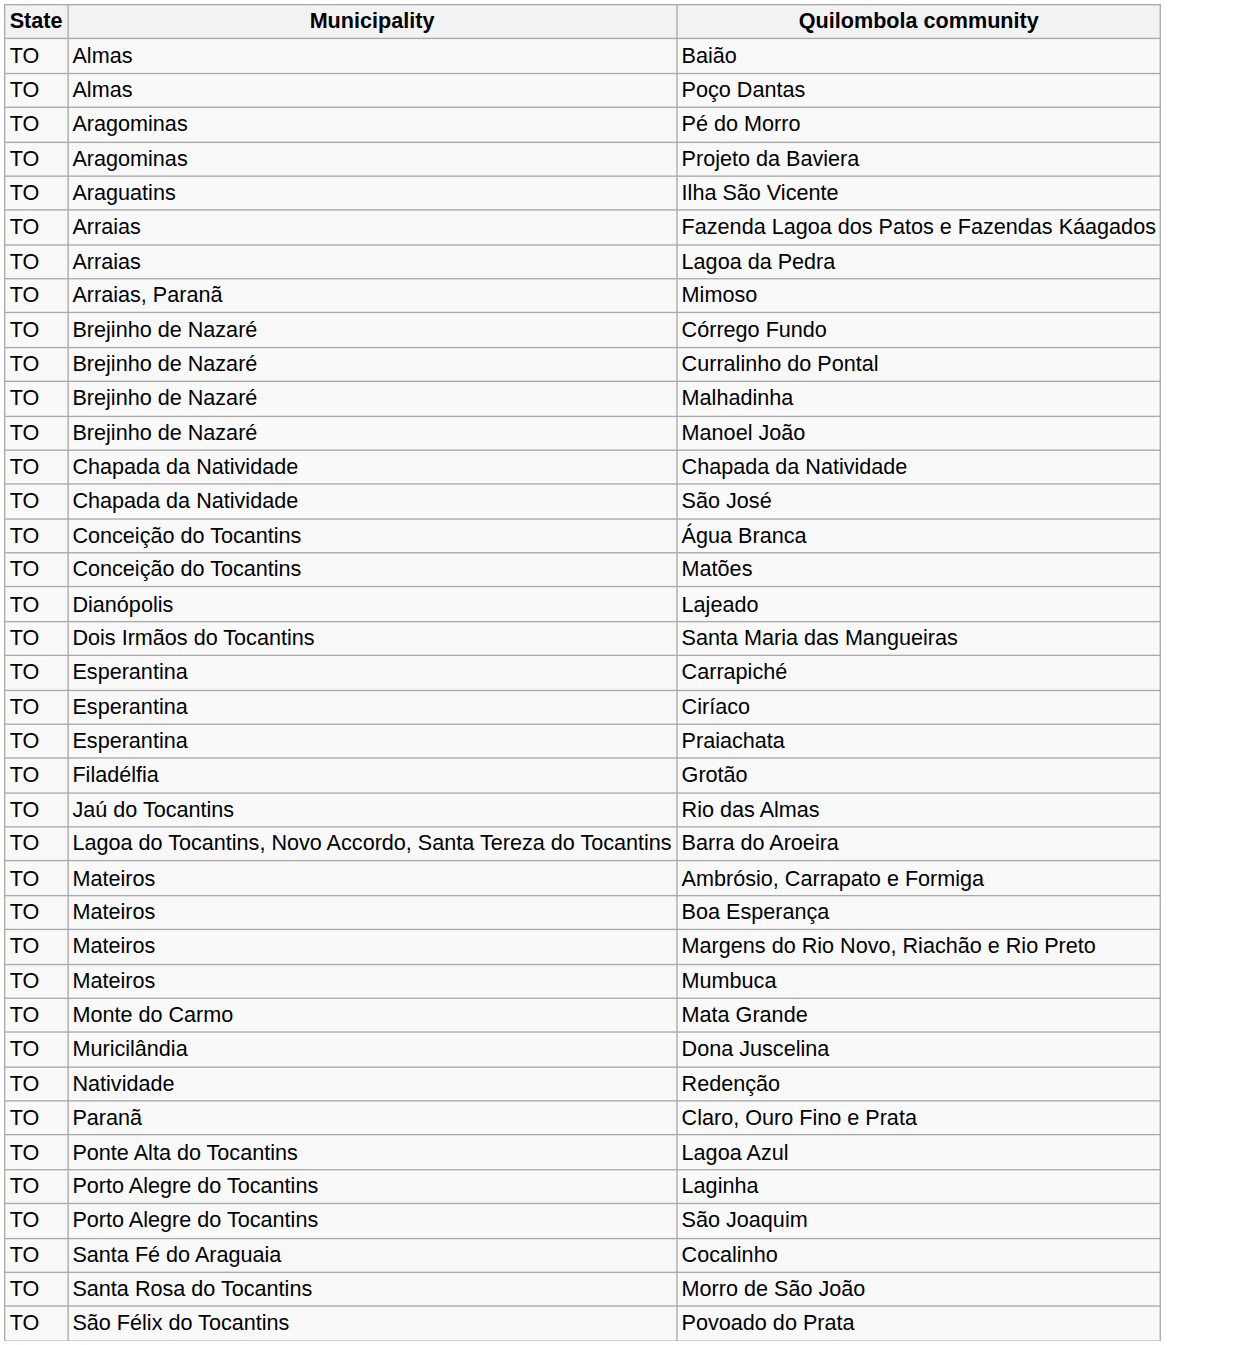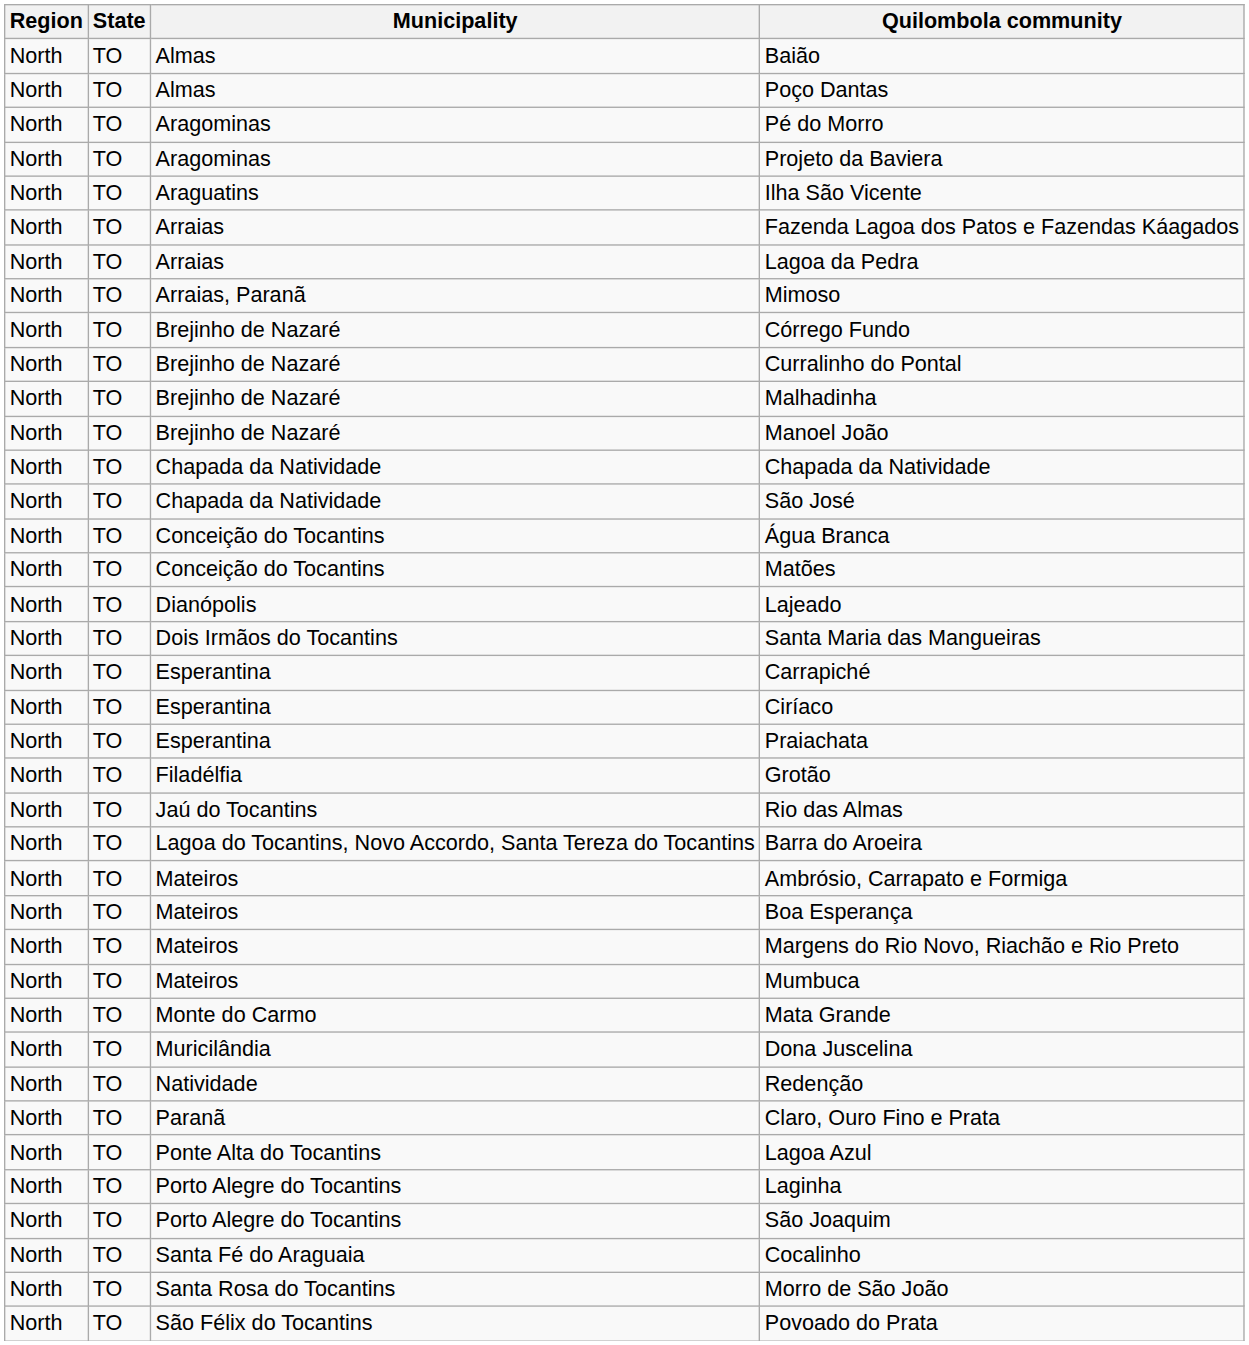+ column: (46, 21)
